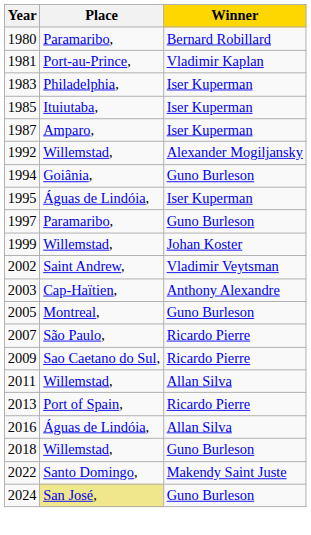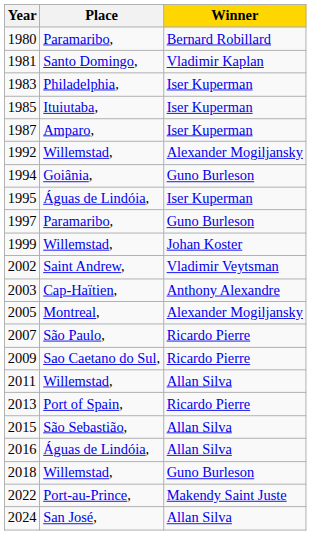(87, 61) Port-au-Prince, -> (90, 61) Santo Domingo,
(210, 312) Guno Burleson -> (235, 312) Alexander Mogiljansky
+ row: (22, 426)
(90, 472) Santo Domingo, -> (87, 495) Port-au-Prince,
(70, 495) khaki background -> (70, 518) no background
(210, 495) Guno Burleson -> (199, 518) Allan Silva
